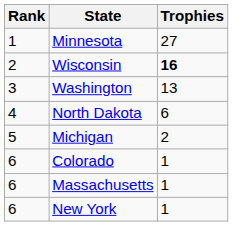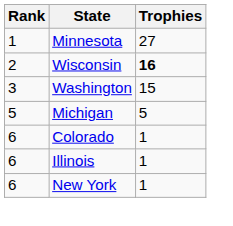(169, 88) 13 -> (147, 88) 15
- row: (97, 112)
(165, 137) 2 -> (143, 112) 5
+ row: (73, 161)
- row: (103, 185)
